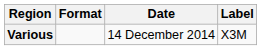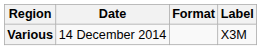columns swapped: (161, 14) <-> (80, 14)
